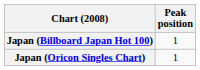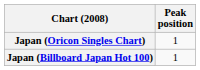rows swapped: (80, 57) <-> (80, 40)
